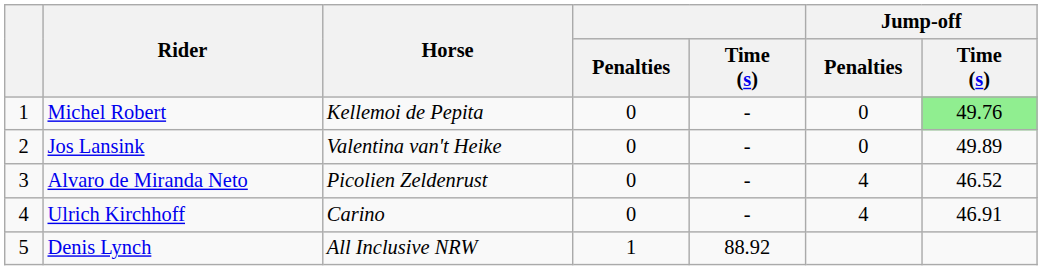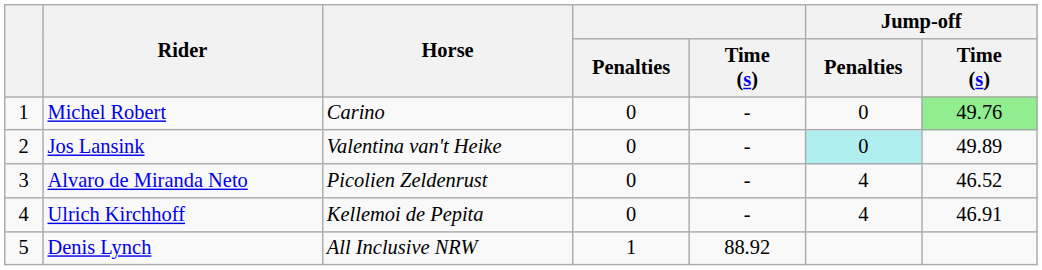(405, 113) Kellemoi de Pepita -> (356, 113) Carino
(863, 147) no background -> (863, 147) paleturquoise background
(356, 214) Carino -> (405, 214) Kellemoi de Pepita
